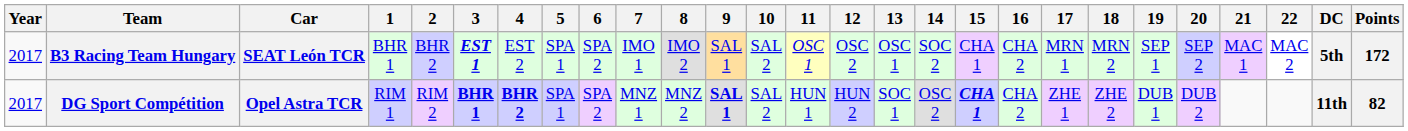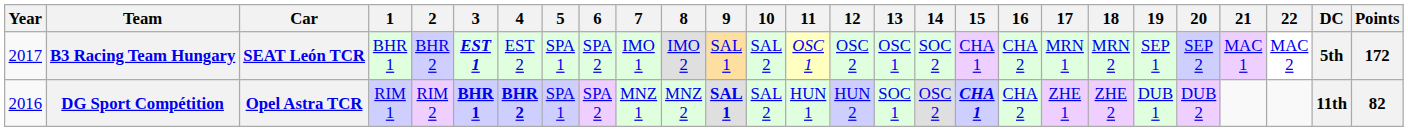(25, 102) 2017 -> (25, 102) 2016
